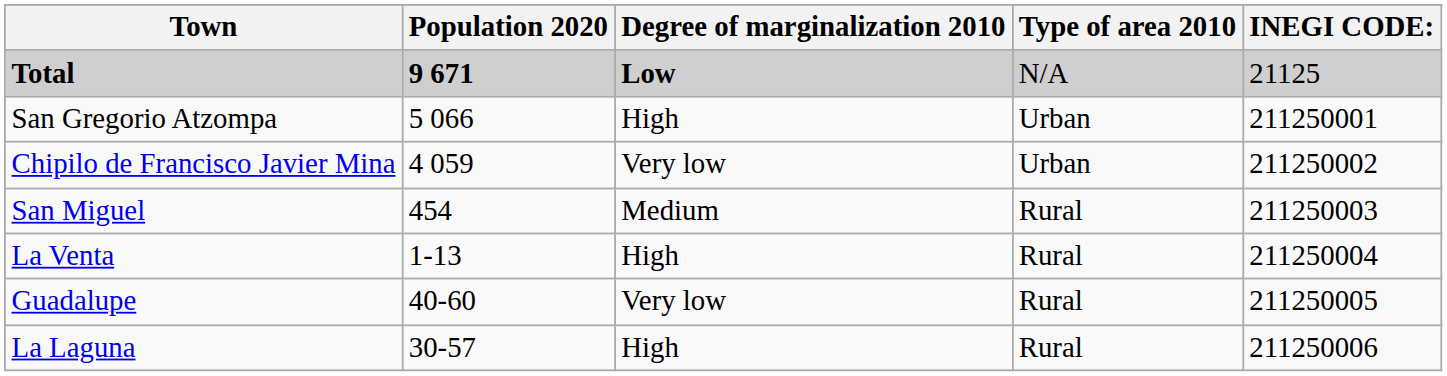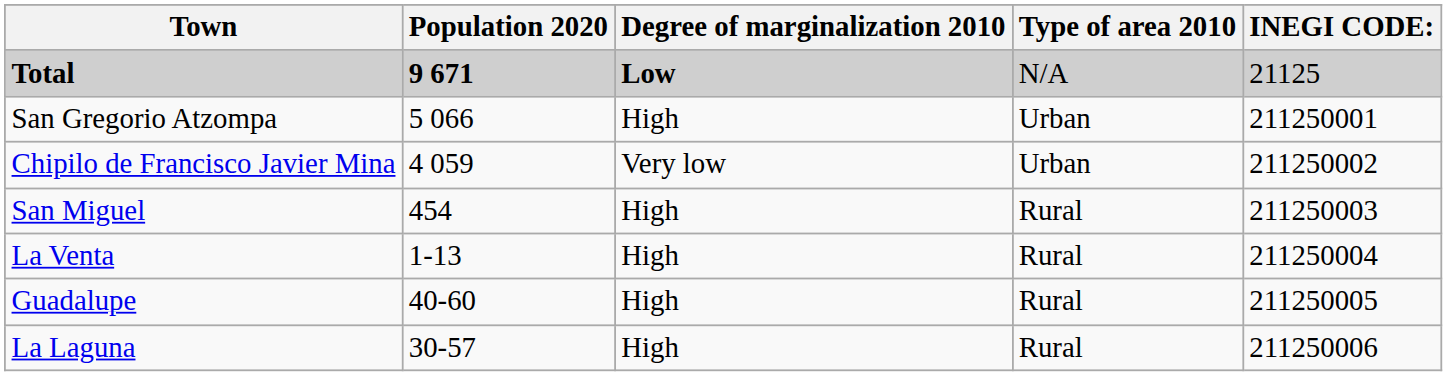(670, 210) Medium -> (650, 210) High
(674, 301) Very low -> (650, 301) High
